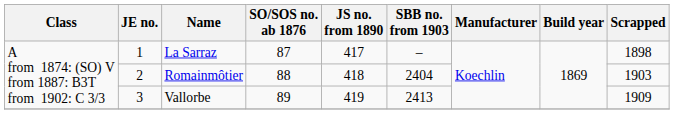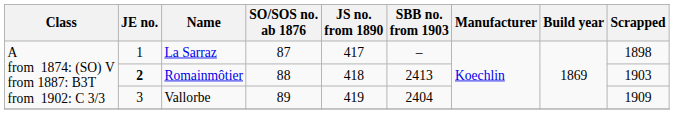(140, 75) normal -> (140, 75) bold
(419, 75) 2404 -> (419, 75) 2413
(419, 97) 2413 -> (419, 97) 2404
